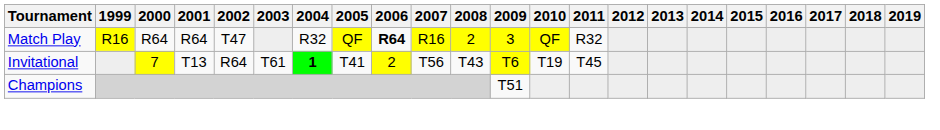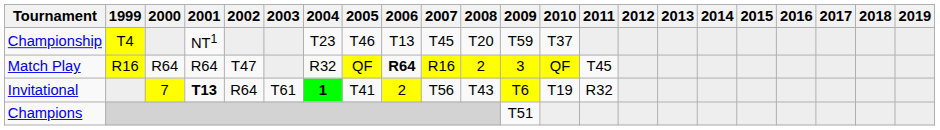+ row: (55, 41)
(589, 39) R32 -> (599, 66) T45
(194, 62) normal -> (204, 90) bold
(589, 62) T45 -> (599, 90) R32
